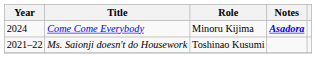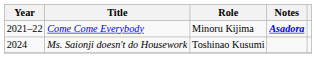(17, 28) 2024 -> (25, 28) 2021–22
(25, 45) 2021–22 -> (17, 45) 2024
